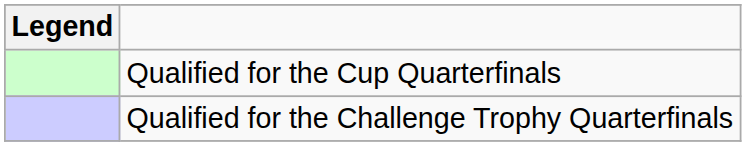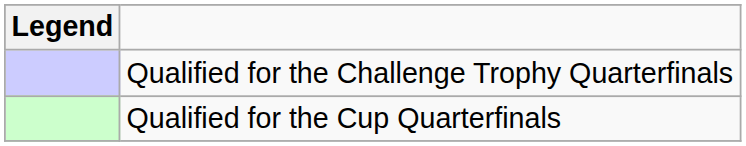rows swapped: (344, 72) <-> (430, 118)
